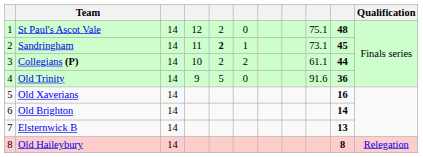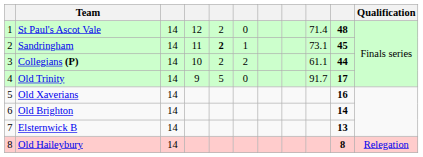(318, 29) 75.1 -> (318, 29) 71.4
(318, 78) 91.6 -> (318, 78) 91.7
(343, 78) 36 -> (343, 78) 17
